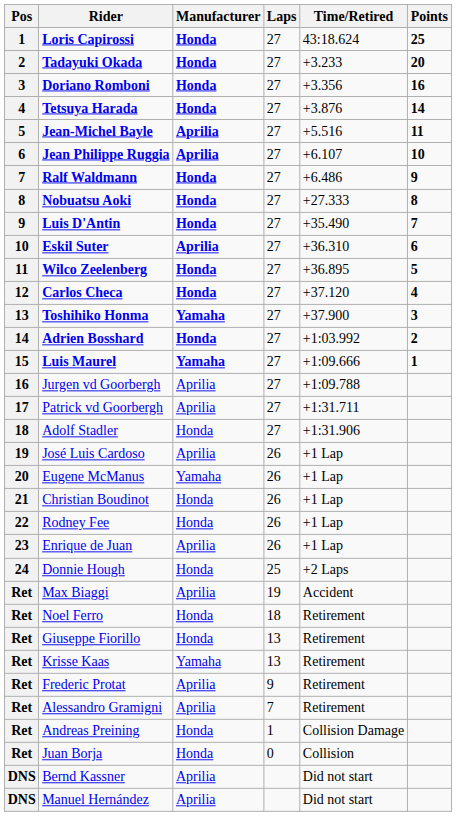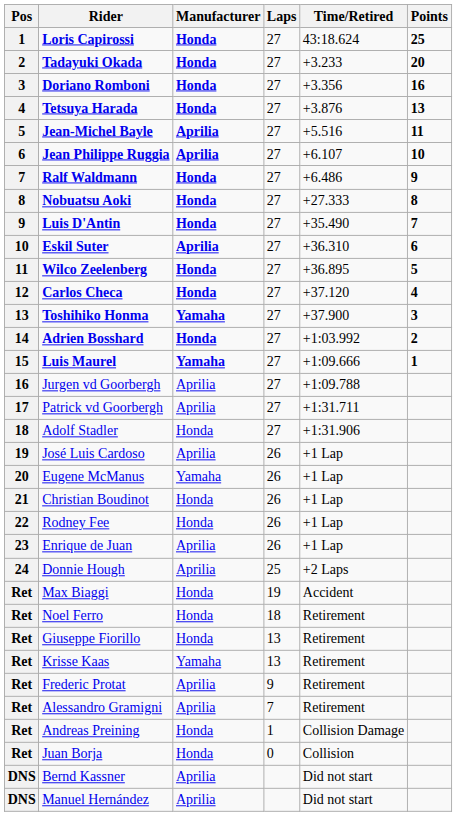(418, 108) 14 -> (418, 108) 13
(195, 569) Honda -> (196, 569) Aprilia
(196, 592) Aprilia -> (195, 592) Honda
